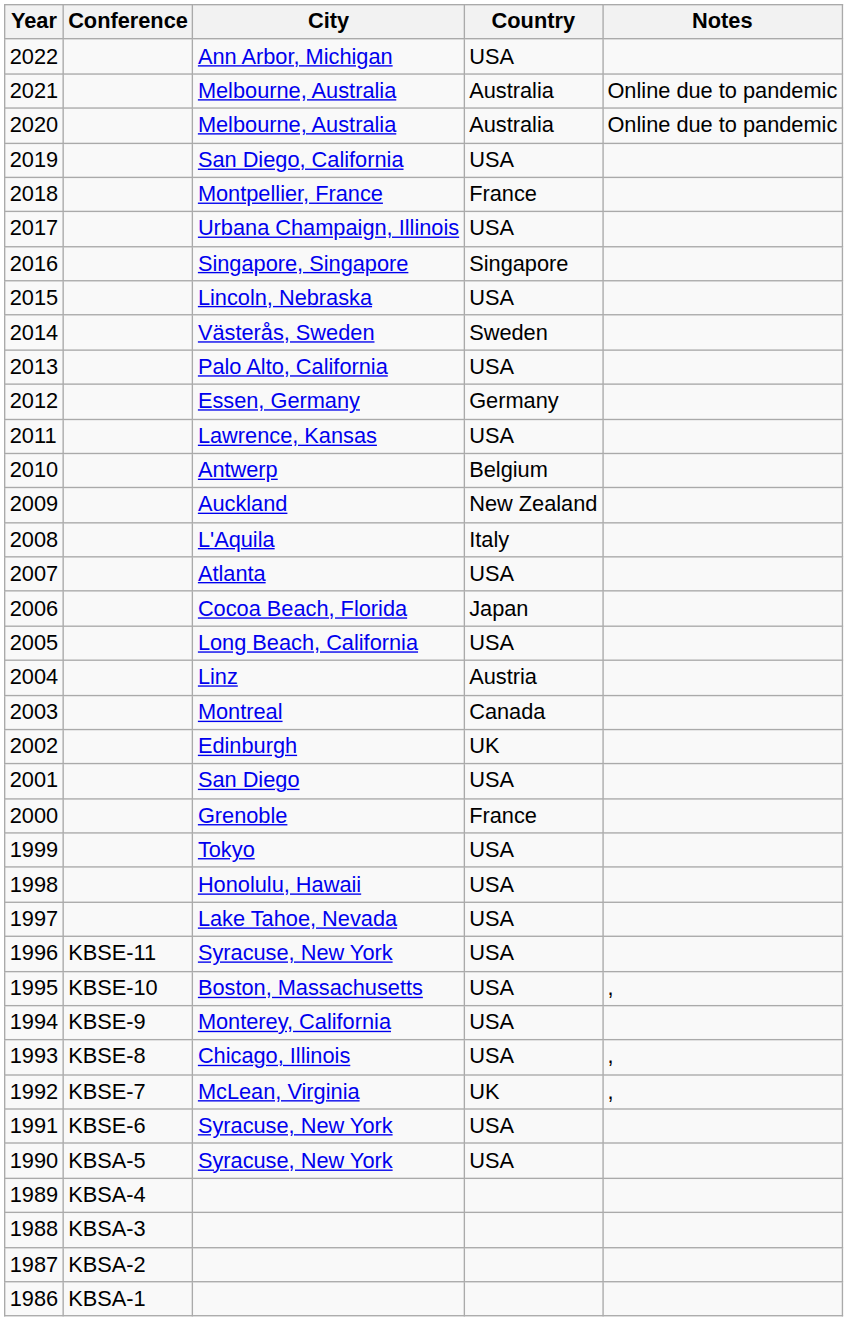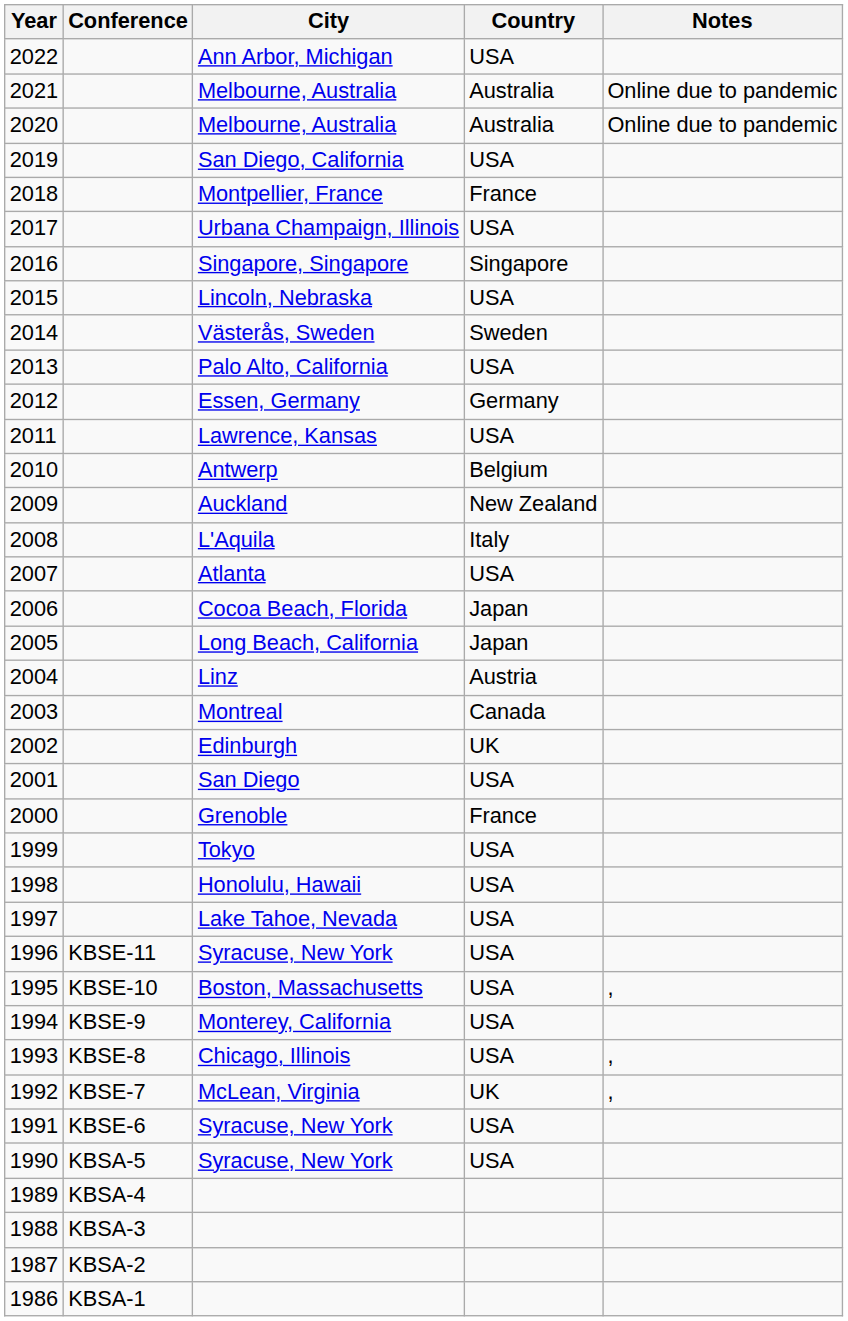(492, 642) USA -> (499, 642) Japan
